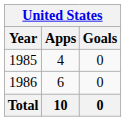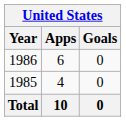rows swapped: (23, 60) <-> (23, 82)
